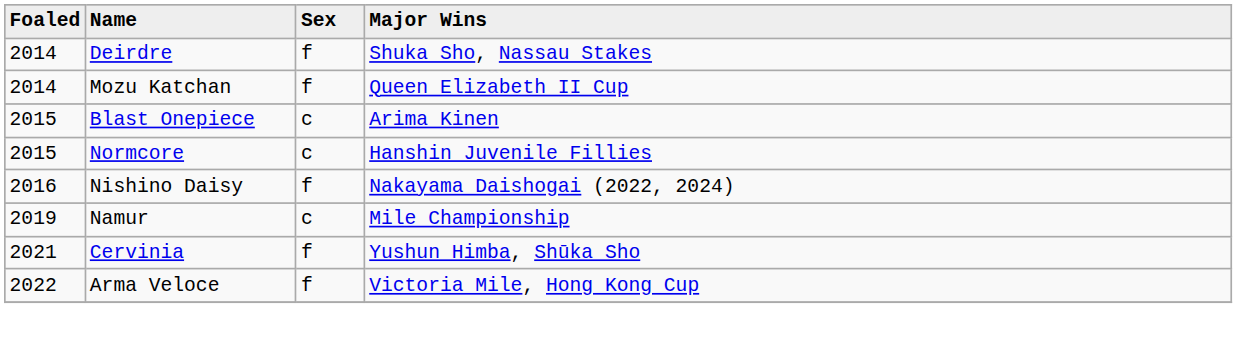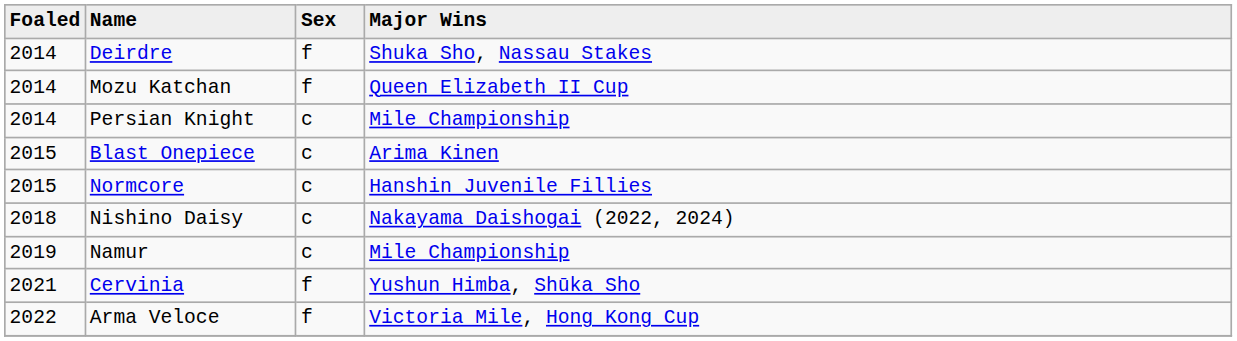+ row: (172, 120)
(33, 186) 2016 -> (33, 219) 2018
(307, 186) f -> (307, 219) c
